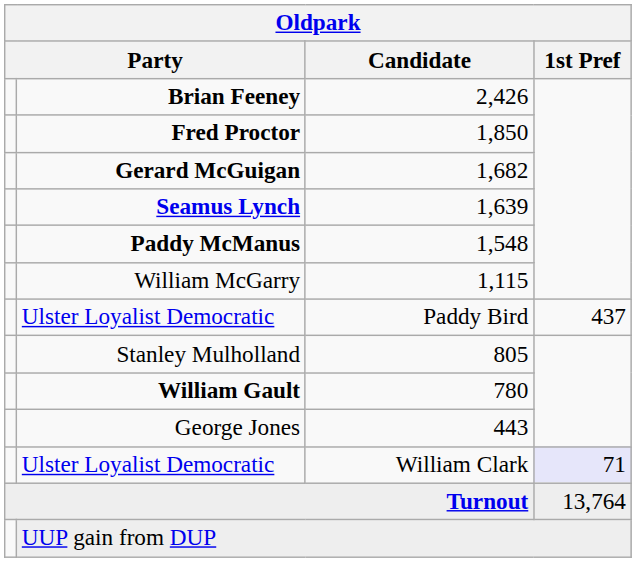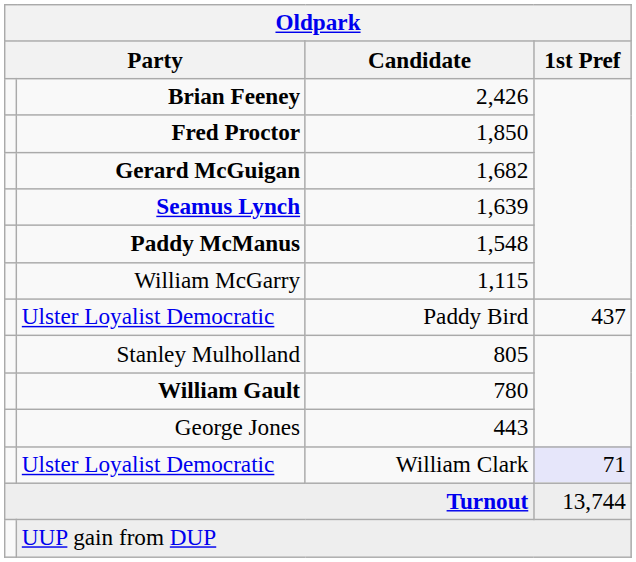(594, 501) 13,764 -> (594, 501) 13,744
